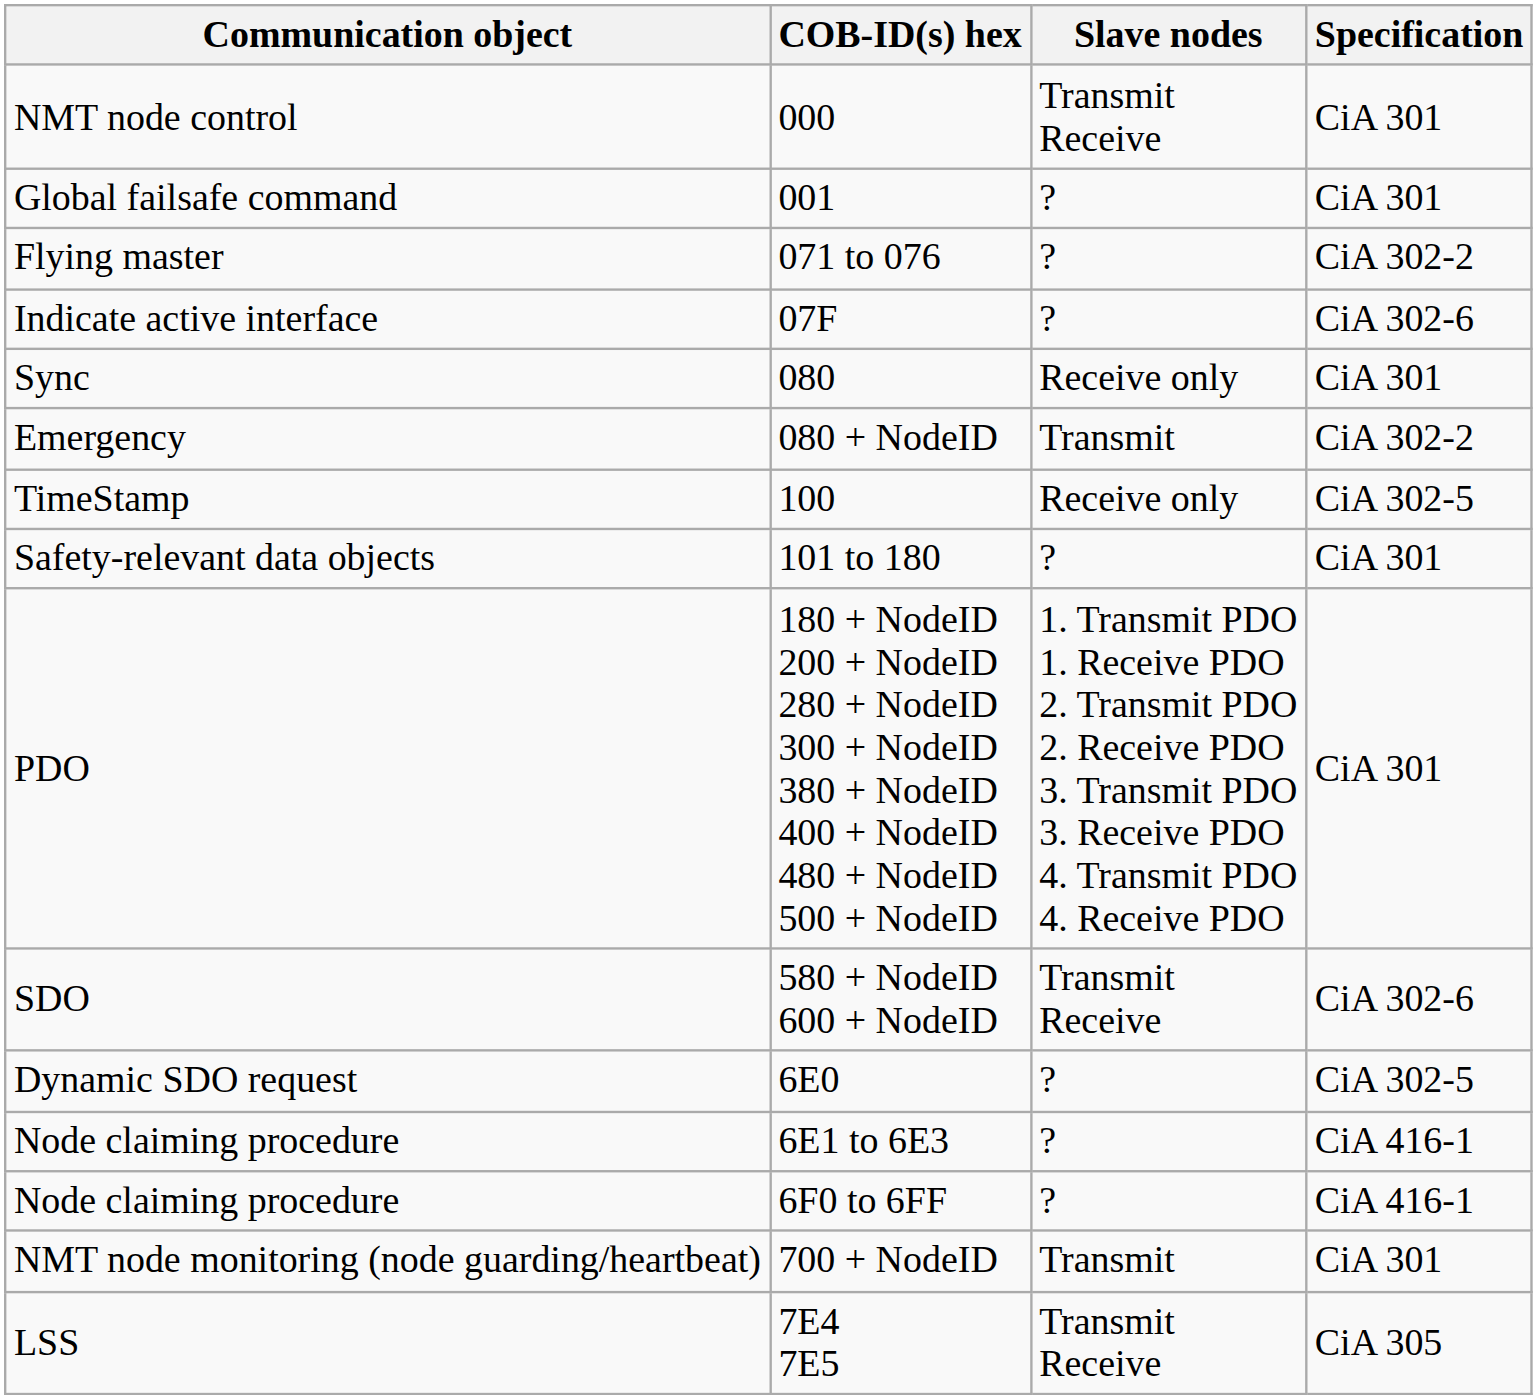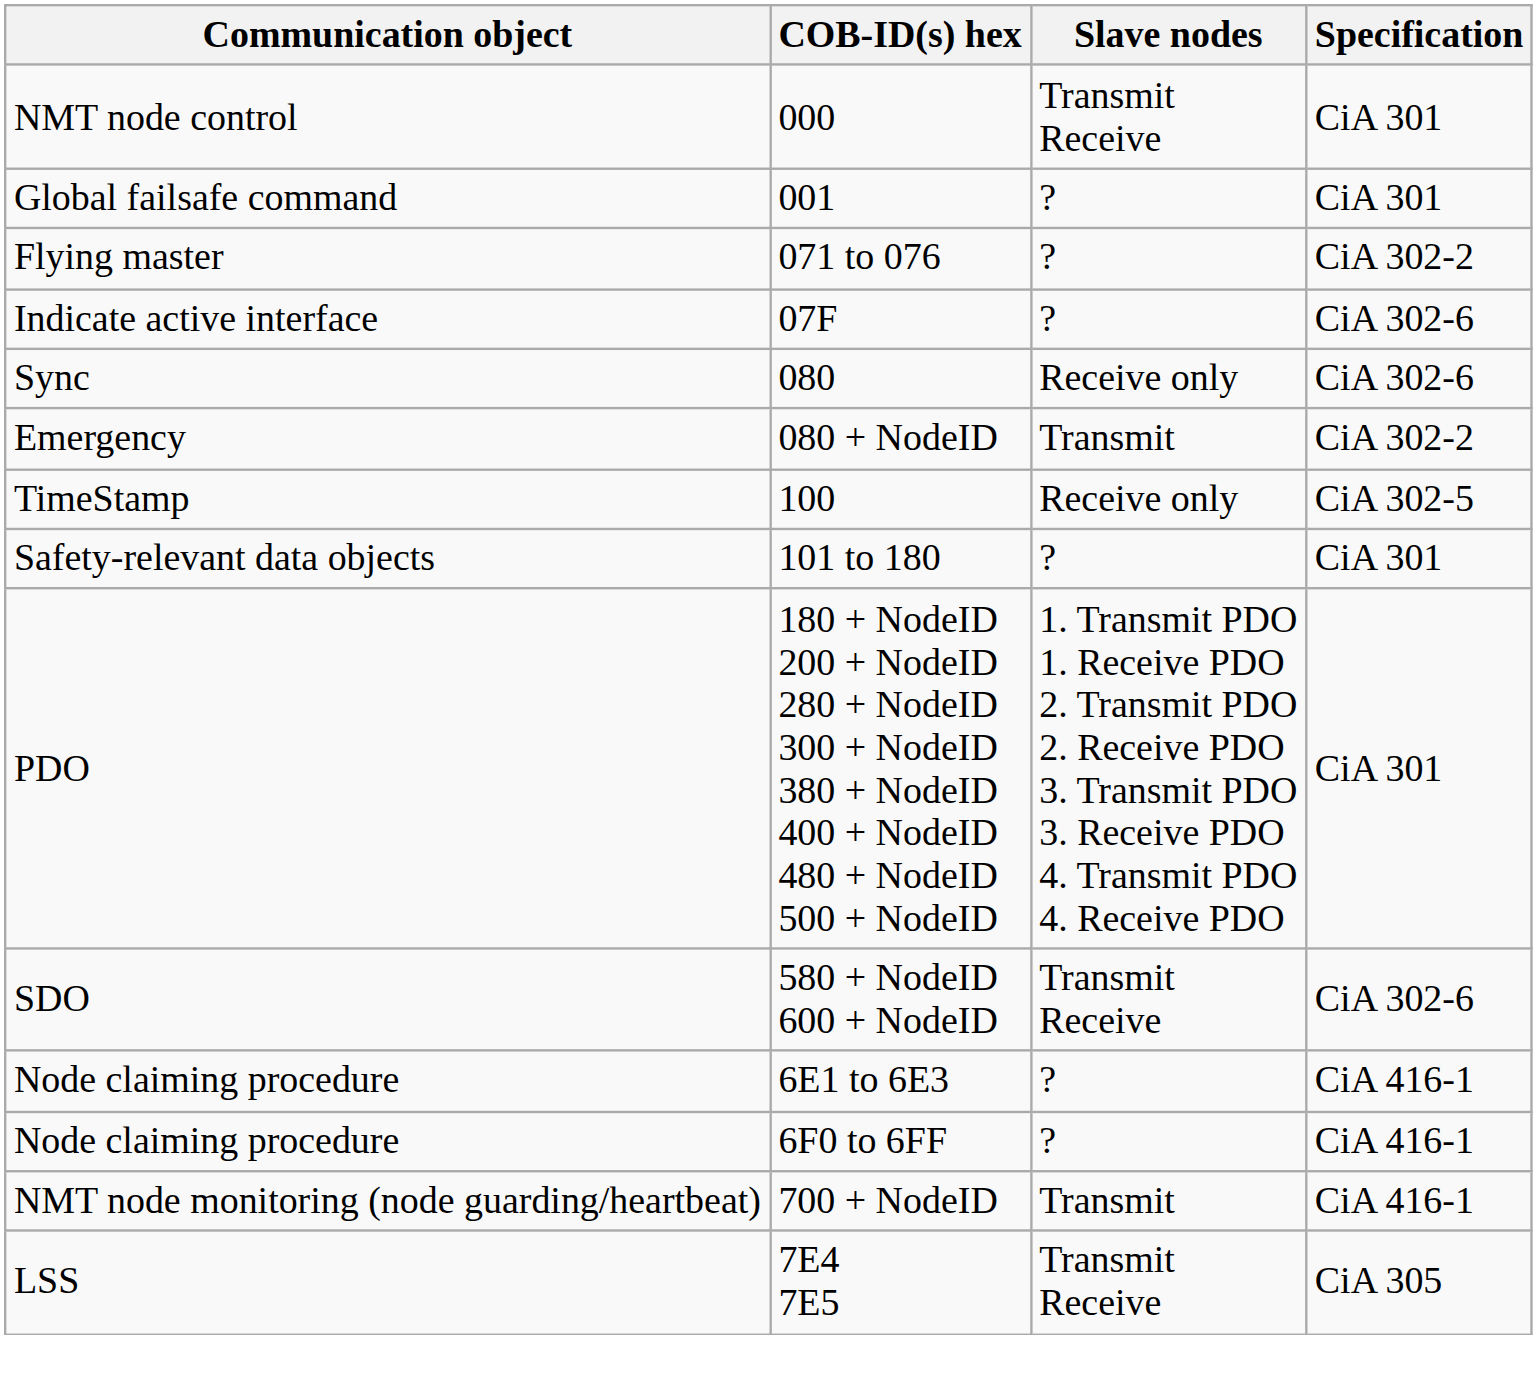(1379, 377) CiA 301 -> (1394, 377) CiA 302-6
- row: (809, 1080)
(1379, 1260) CiA 301 -> (1394, 1200) CiA 416-1
